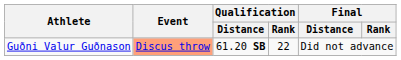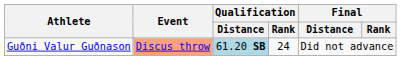(241, 46) no background -> (241, 46) lightblue background
(283, 46) 22 -> (283, 46) 24
